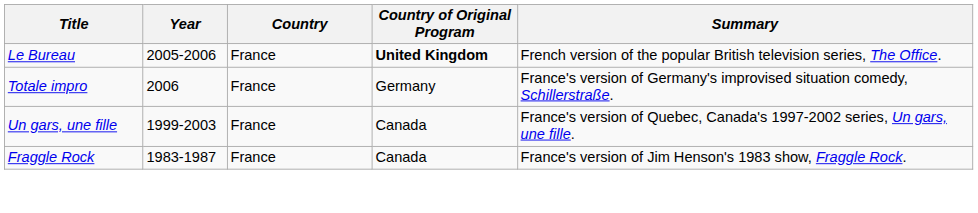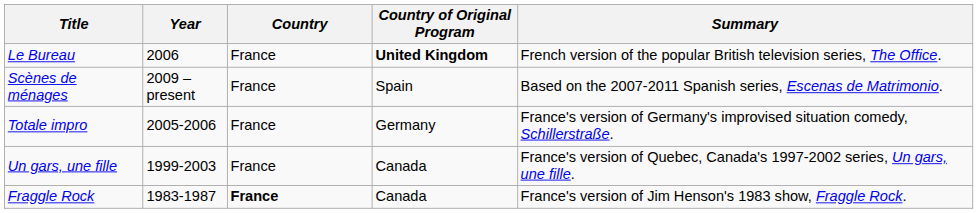(181, 55) 2005-2006 -> (163, 55) 2006
+ row: (42, 86)
(163, 86) 2006 -> (181, 126) 2005-2006
(253, 157) normal -> (254, 197) bold
